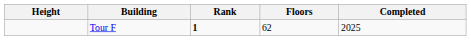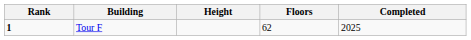columns swapped: (225, 12) <-> (46, 12)
